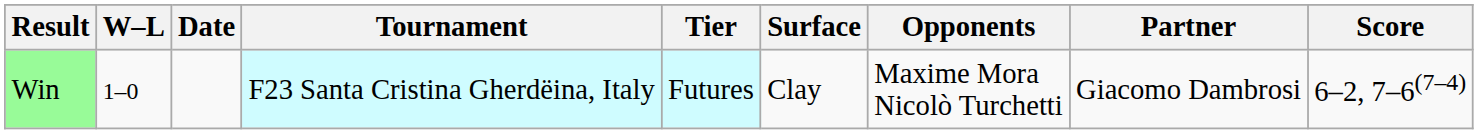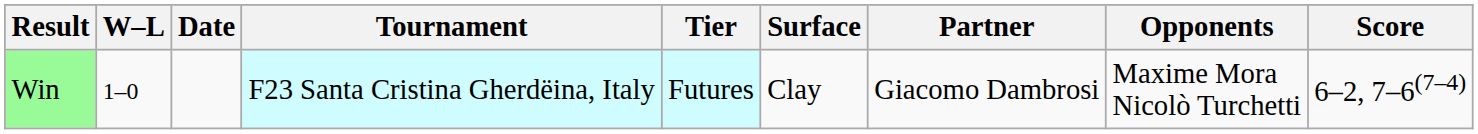columns swapped: (1189, 27) <-> (968, 27)
